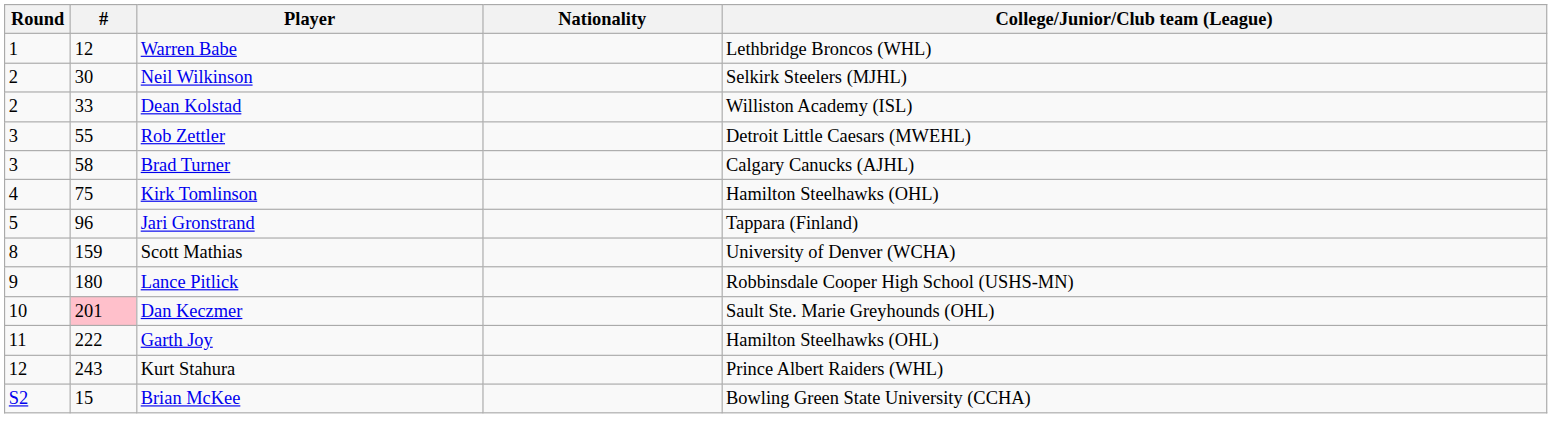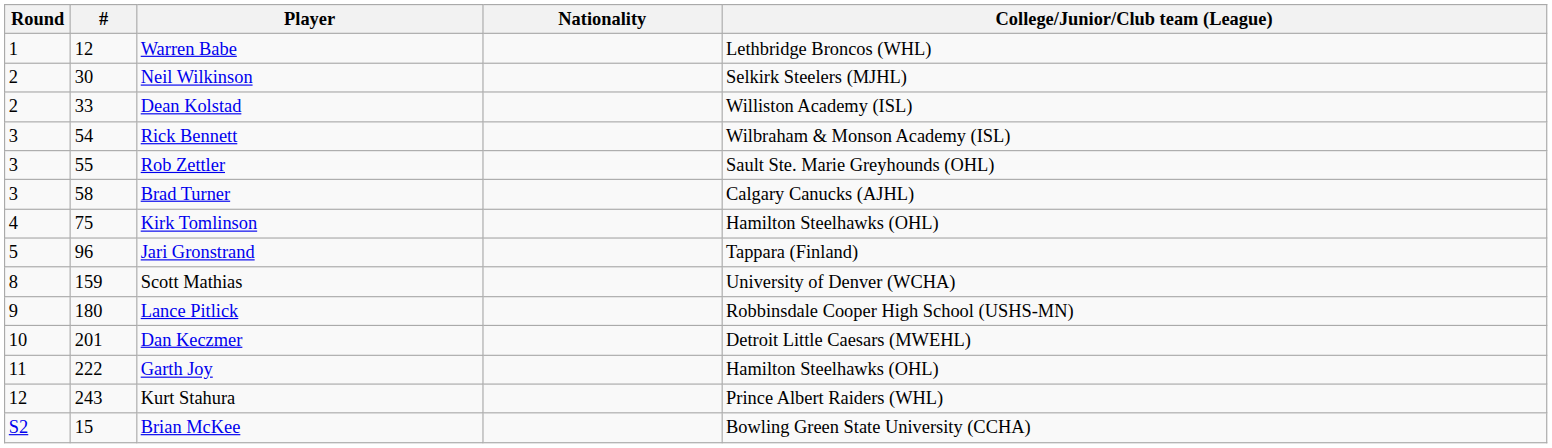+ row: (189, 135)
(848, 135) Detroit Little Caesars (MWEHL) -> (860, 164) Sault Ste. Marie Greyhounds (OHL)
(89, 310) pink background -> (89, 340) no background
(860, 310) Sault Ste. Marie Greyhounds (OHL) -> (848, 340) Detroit Little Caesars (MWEHL)
